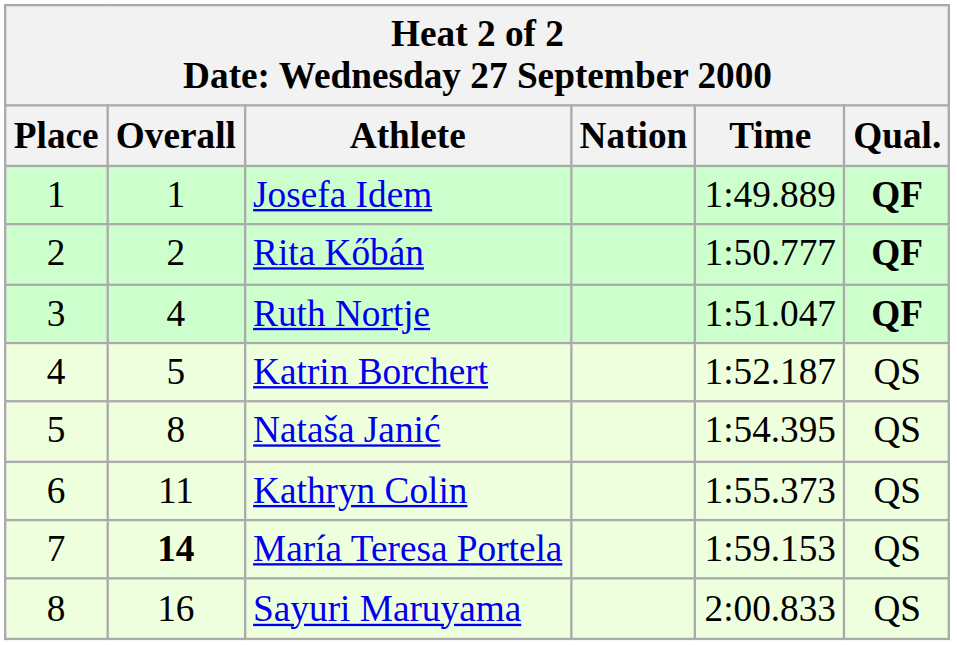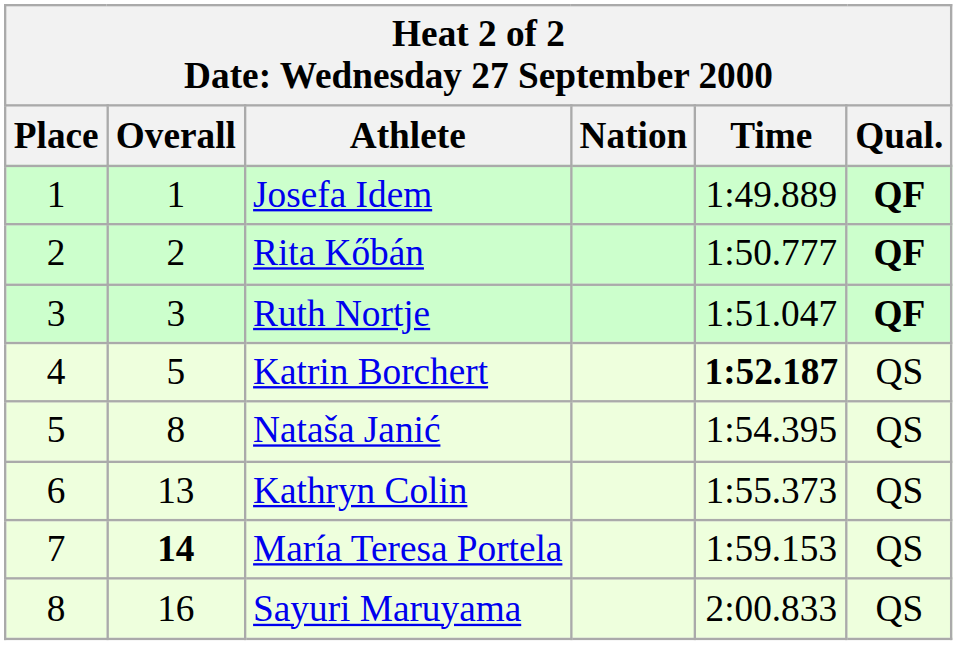(176, 312) 4 -> (176, 312) 3
(770, 371) normal -> (771, 371) bold
(176, 489) 11 -> (176, 489) 13
